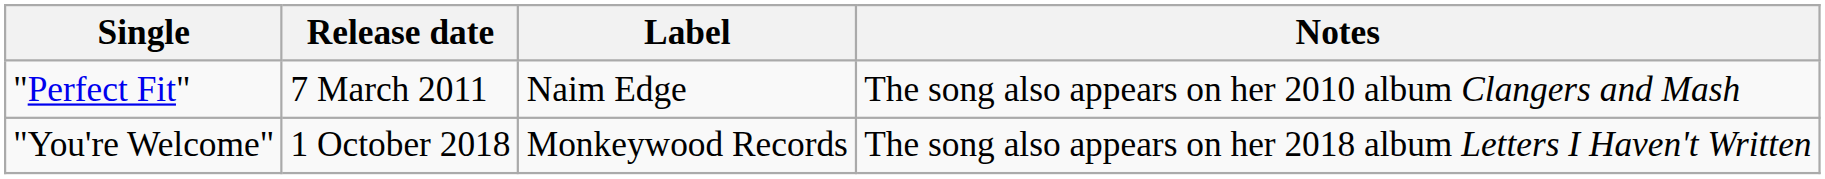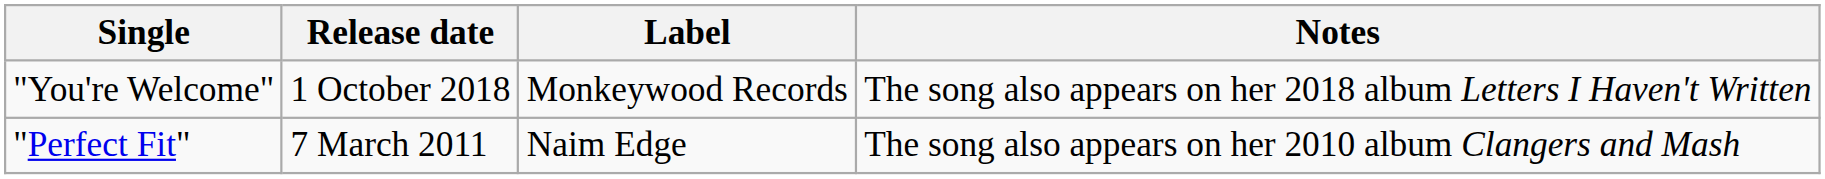rows swapped: (102, 88) <-> (144, 144)
